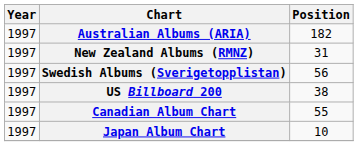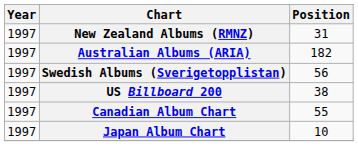rows swapped: (164, 34) <-> (164, 53)
